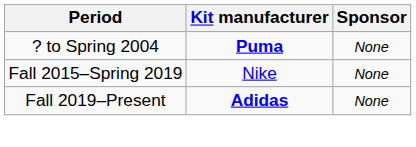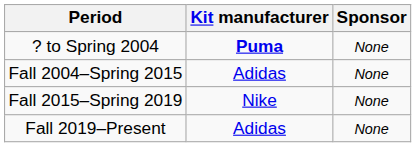+ row: (95, 73)
(260, 100) bold -> (260, 127) normal
